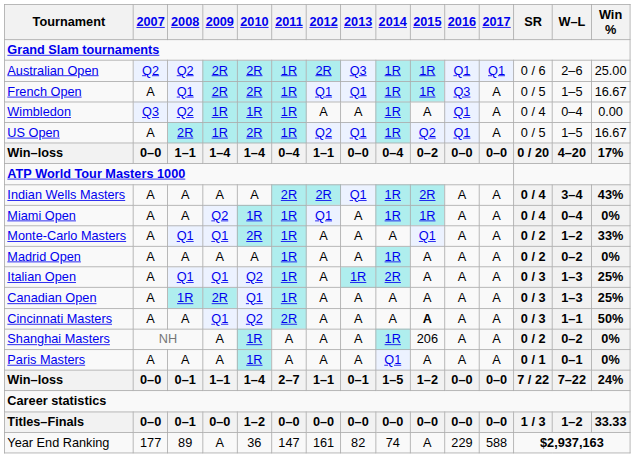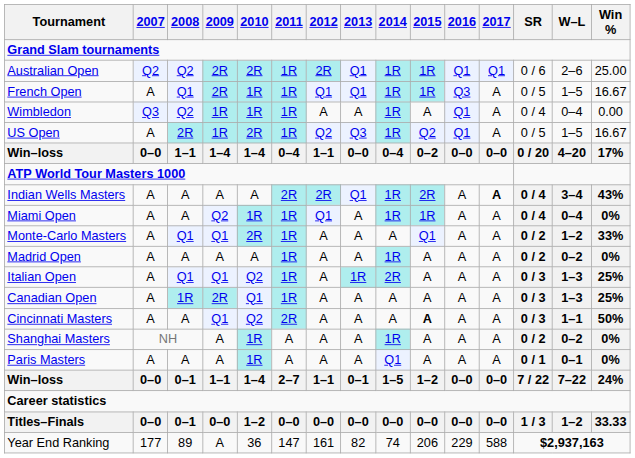(358, 70) Q3 -> (358, 70) Q1
(254, 91) 2R -> (254, 91) 1R
(358, 132) Q1 -> (358, 132) Q3
(497, 194) normal -> (497, 194) bold
(427, 338) 206 -> (427, 338) A
(427, 442) A -> (427, 442) 206
